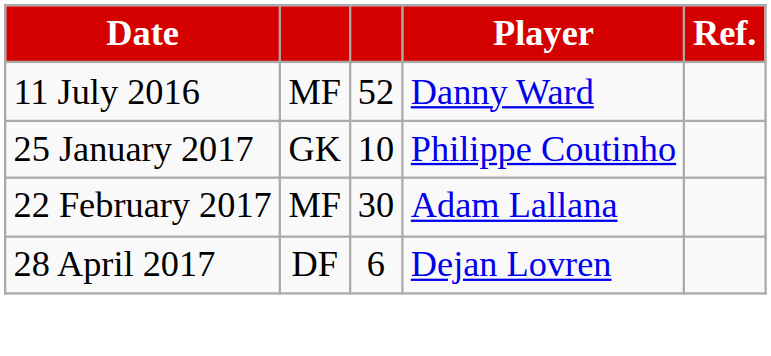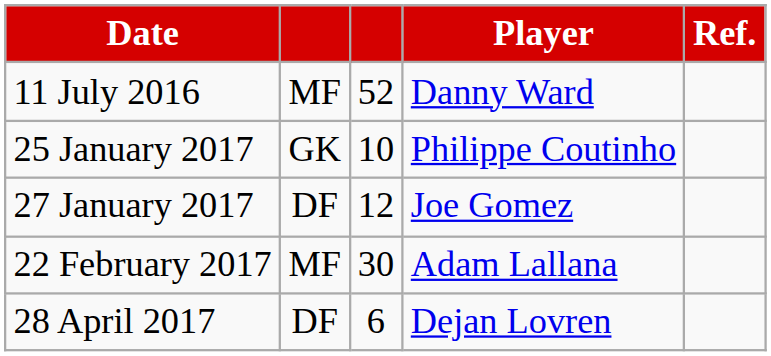+ row: (134, 206)
